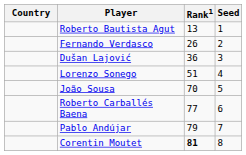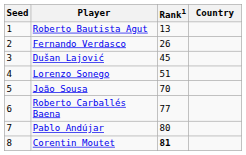columns swapped: (31, 13) <-> (228, 13)
(192, 59) 36 -> (165, 59) 45
(192, 128) 79 -> (165, 128) 80
